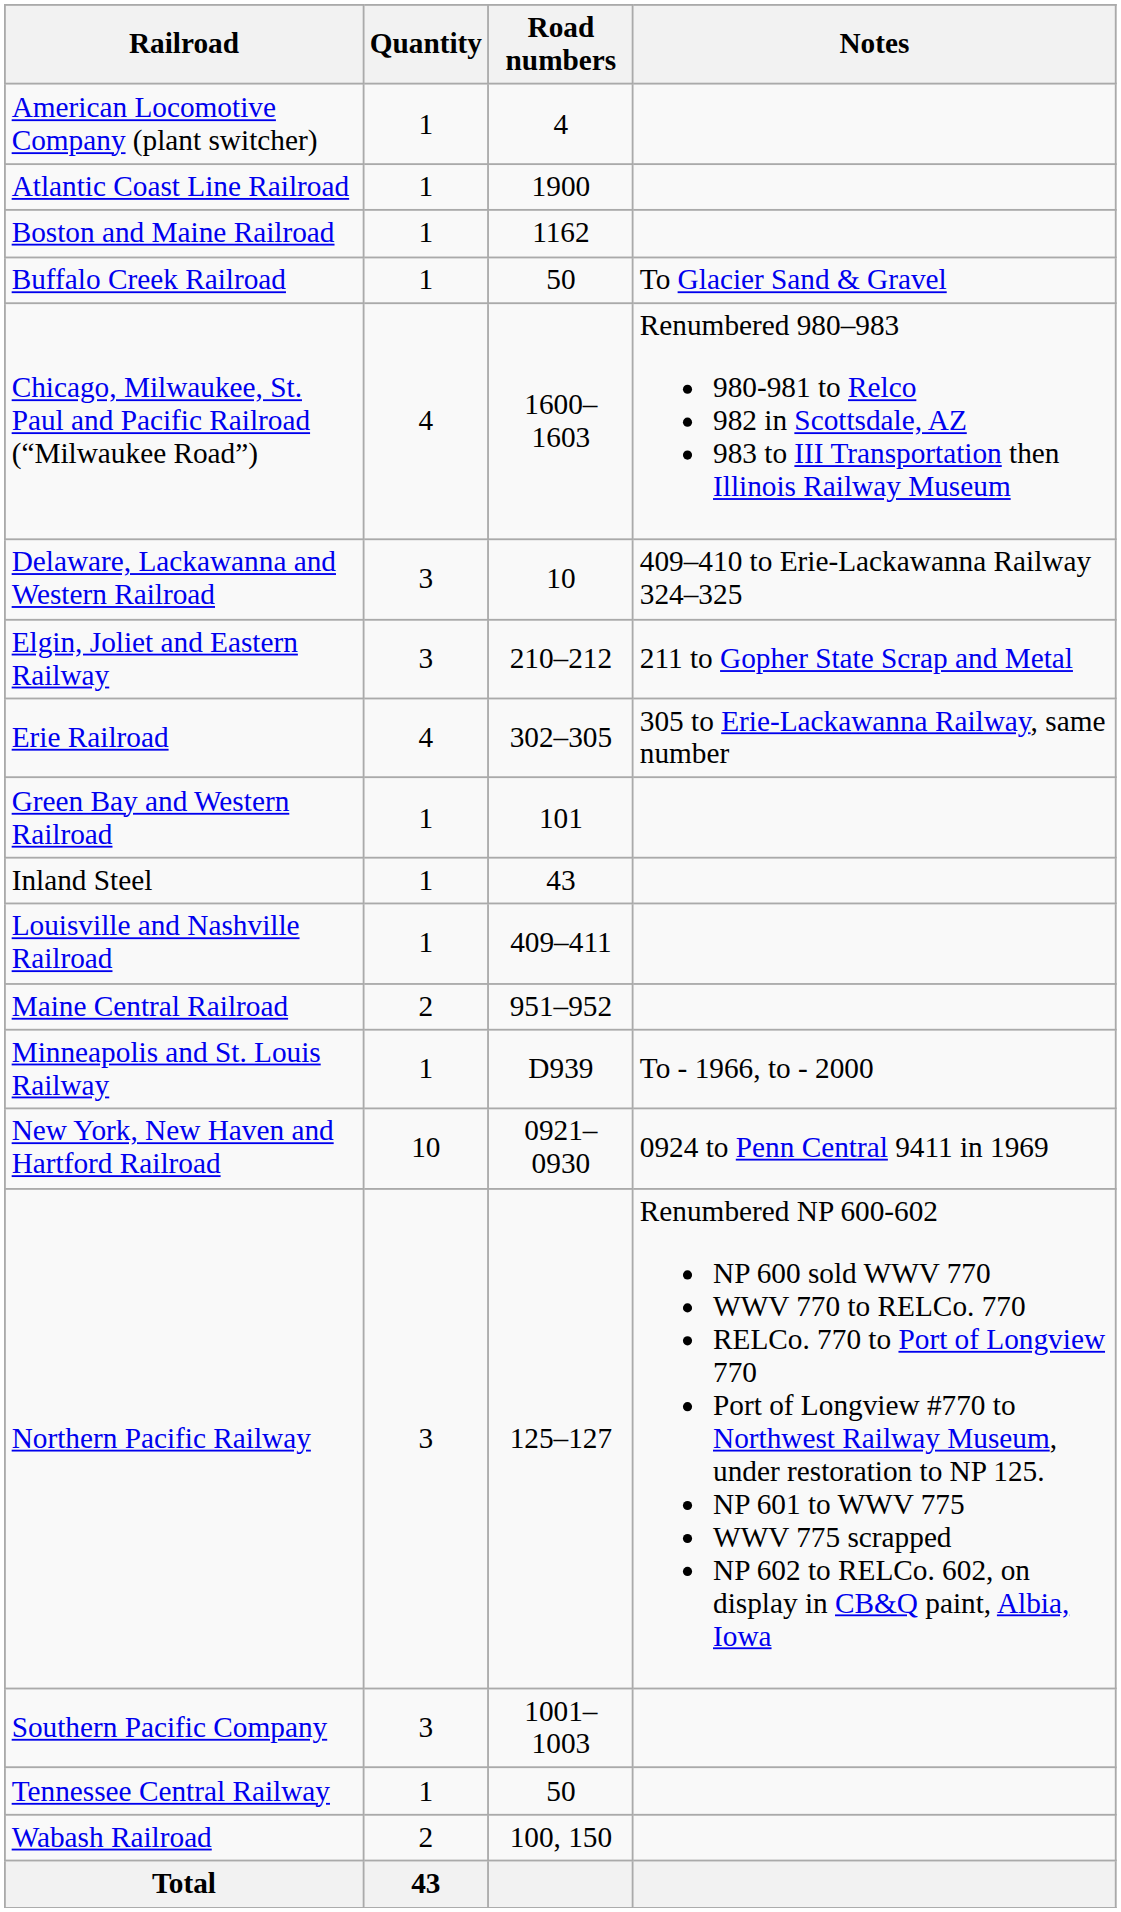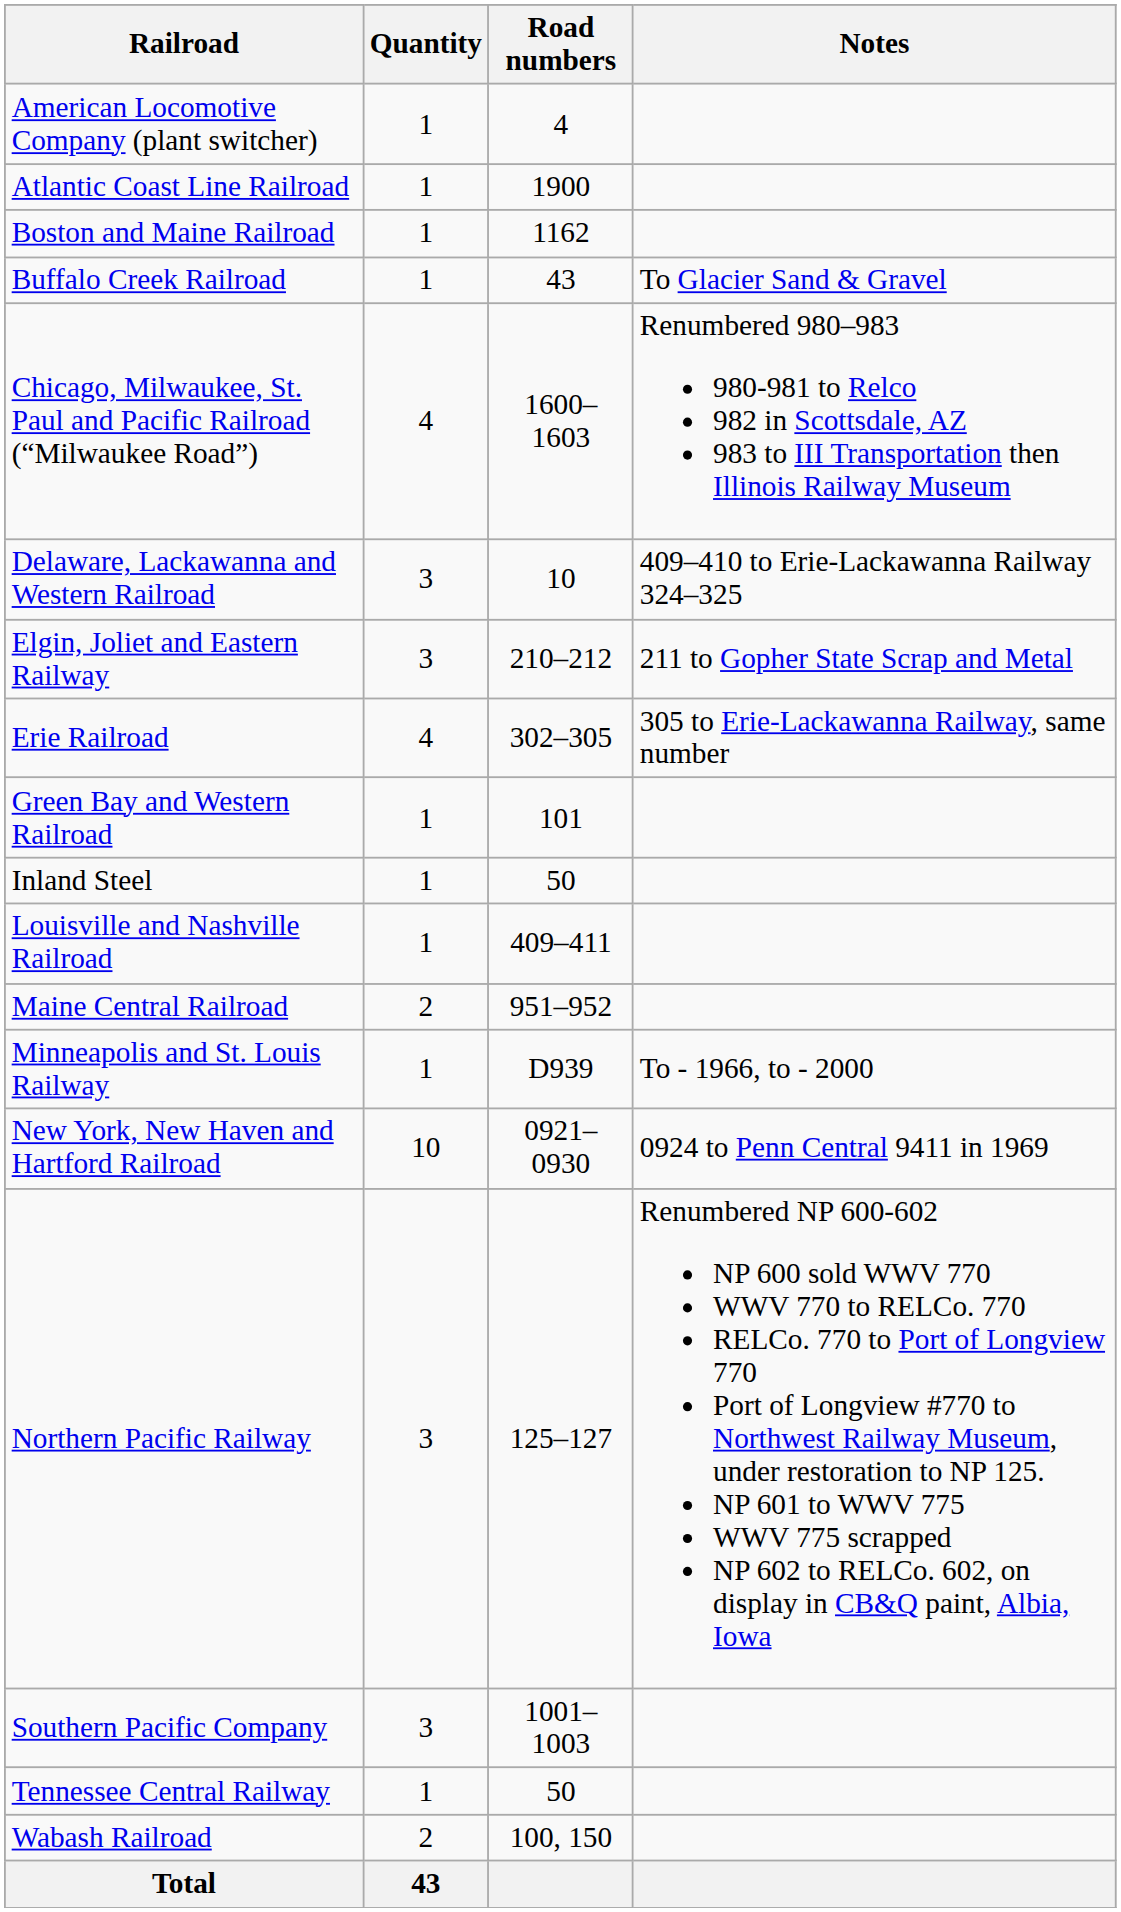(561, 279) 50 -> (561, 279) 43
(561, 880) 43 -> (561, 880) 50
